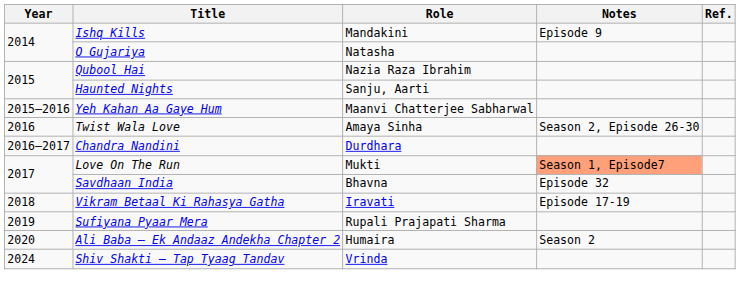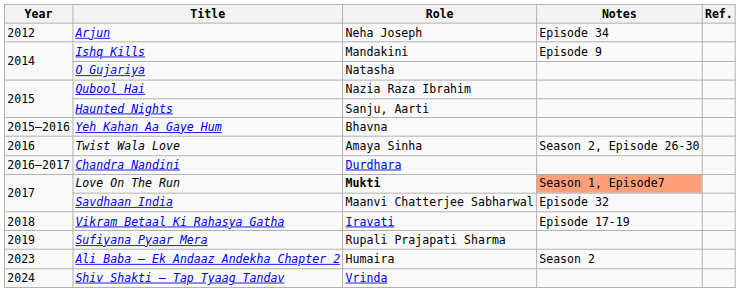+ row: (93, 33)
(440, 108) Maanvi Chatterjee Sabharwal -> (367, 127) Bhavna
(363, 165) normal -> (363, 184) bold
(367, 184) Bhavna -> (440, 202) Maanvi Chatterjee Sabharwal
(21, 240) 2020 -> (21, 259) 2023
